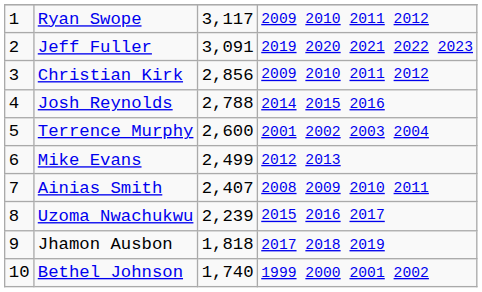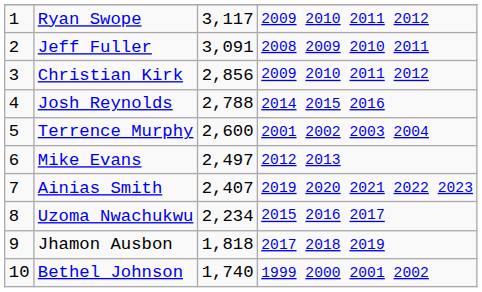(367, 47) 2019 2020 2021 2022 2023 -> (345, 47) 2008 2009 2010 2011
(228, 160) 2,499 -> (228, 160) 2,497
(345, 188) 2008 2009 2010 2011 -> (367, 188) 2019 2020 2021 2022 2023
(228, 216) 2,239 -> (228, 216) 2,234
